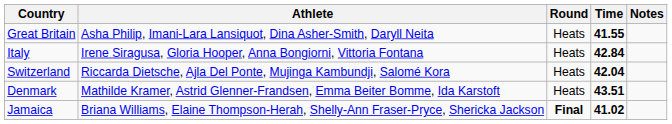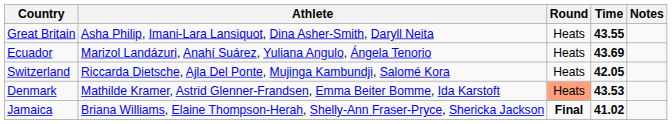(609, 33) 41.55 -> (609, 33) 43.55
- row: (18, 53)
+ row: (30, 53)
(609, 72) 42.04 -> (609, 72) 42.05
(569, 91) no background -> (569, 91) lightsalmon background
(609, 91) 43.51 -> (609, 91) 43.53
